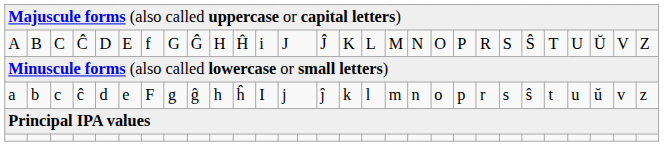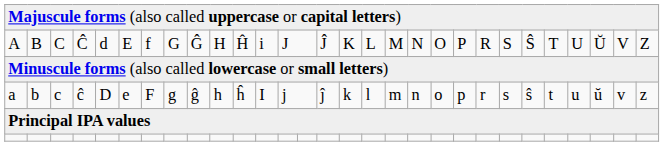(105, 43) D -> (104, 43) d
(104, 95) d -> (105, 95) D
